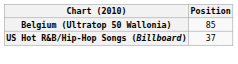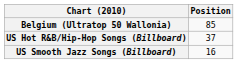+ row: (96, 52)
